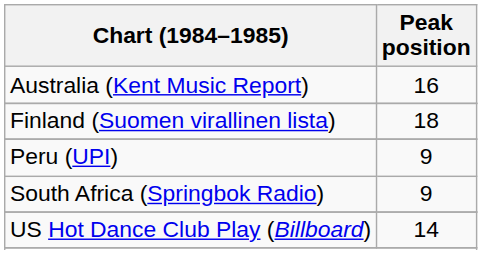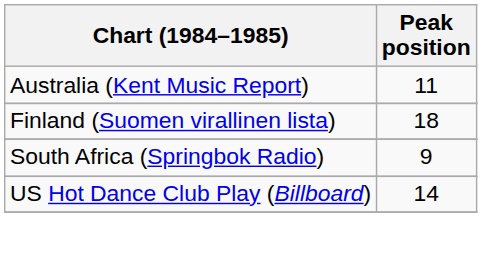(426, 84) 16 -> (426, 84) 11
- row: (64, 157)
